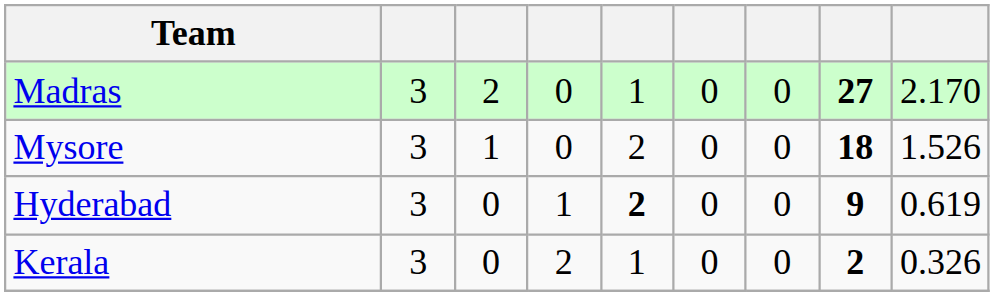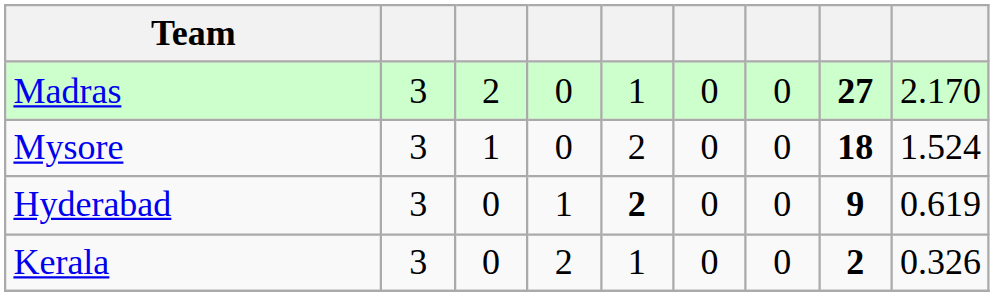(940, 147) 1.526 -> (940, 147) 1.524
